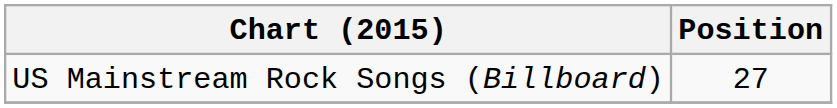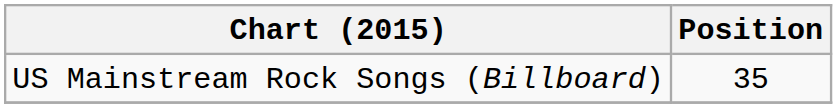(751, 79) 27 -> (751, 79) 35
